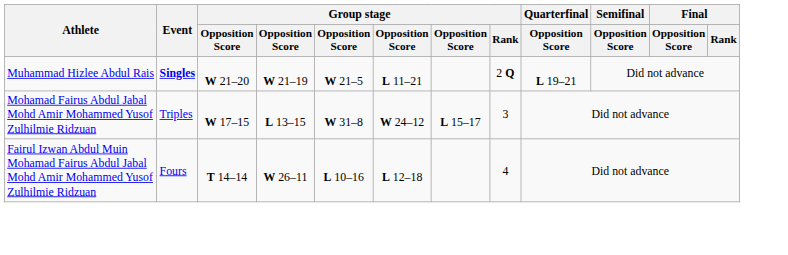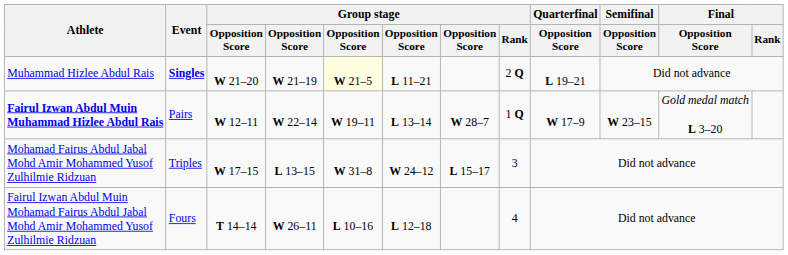(344, 80) no background -> (353, 80) lightyellow background
+ row: (85, 114)
